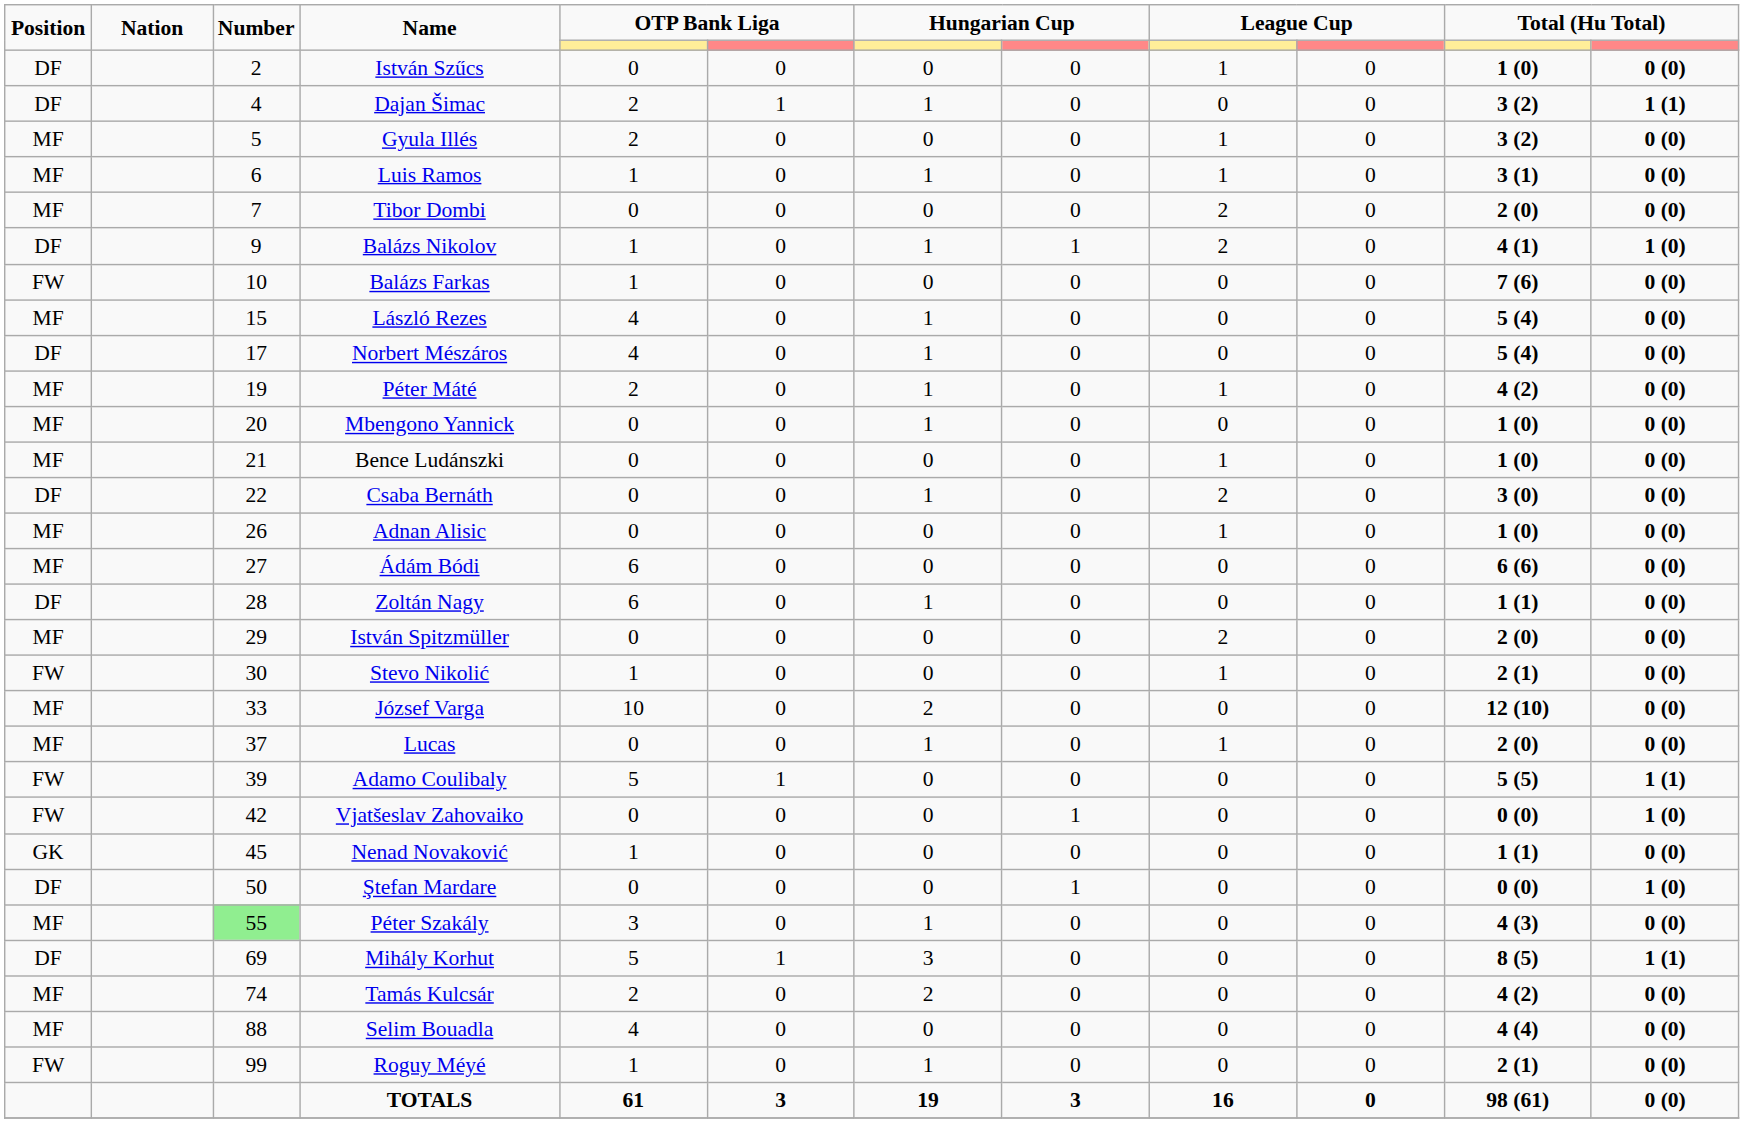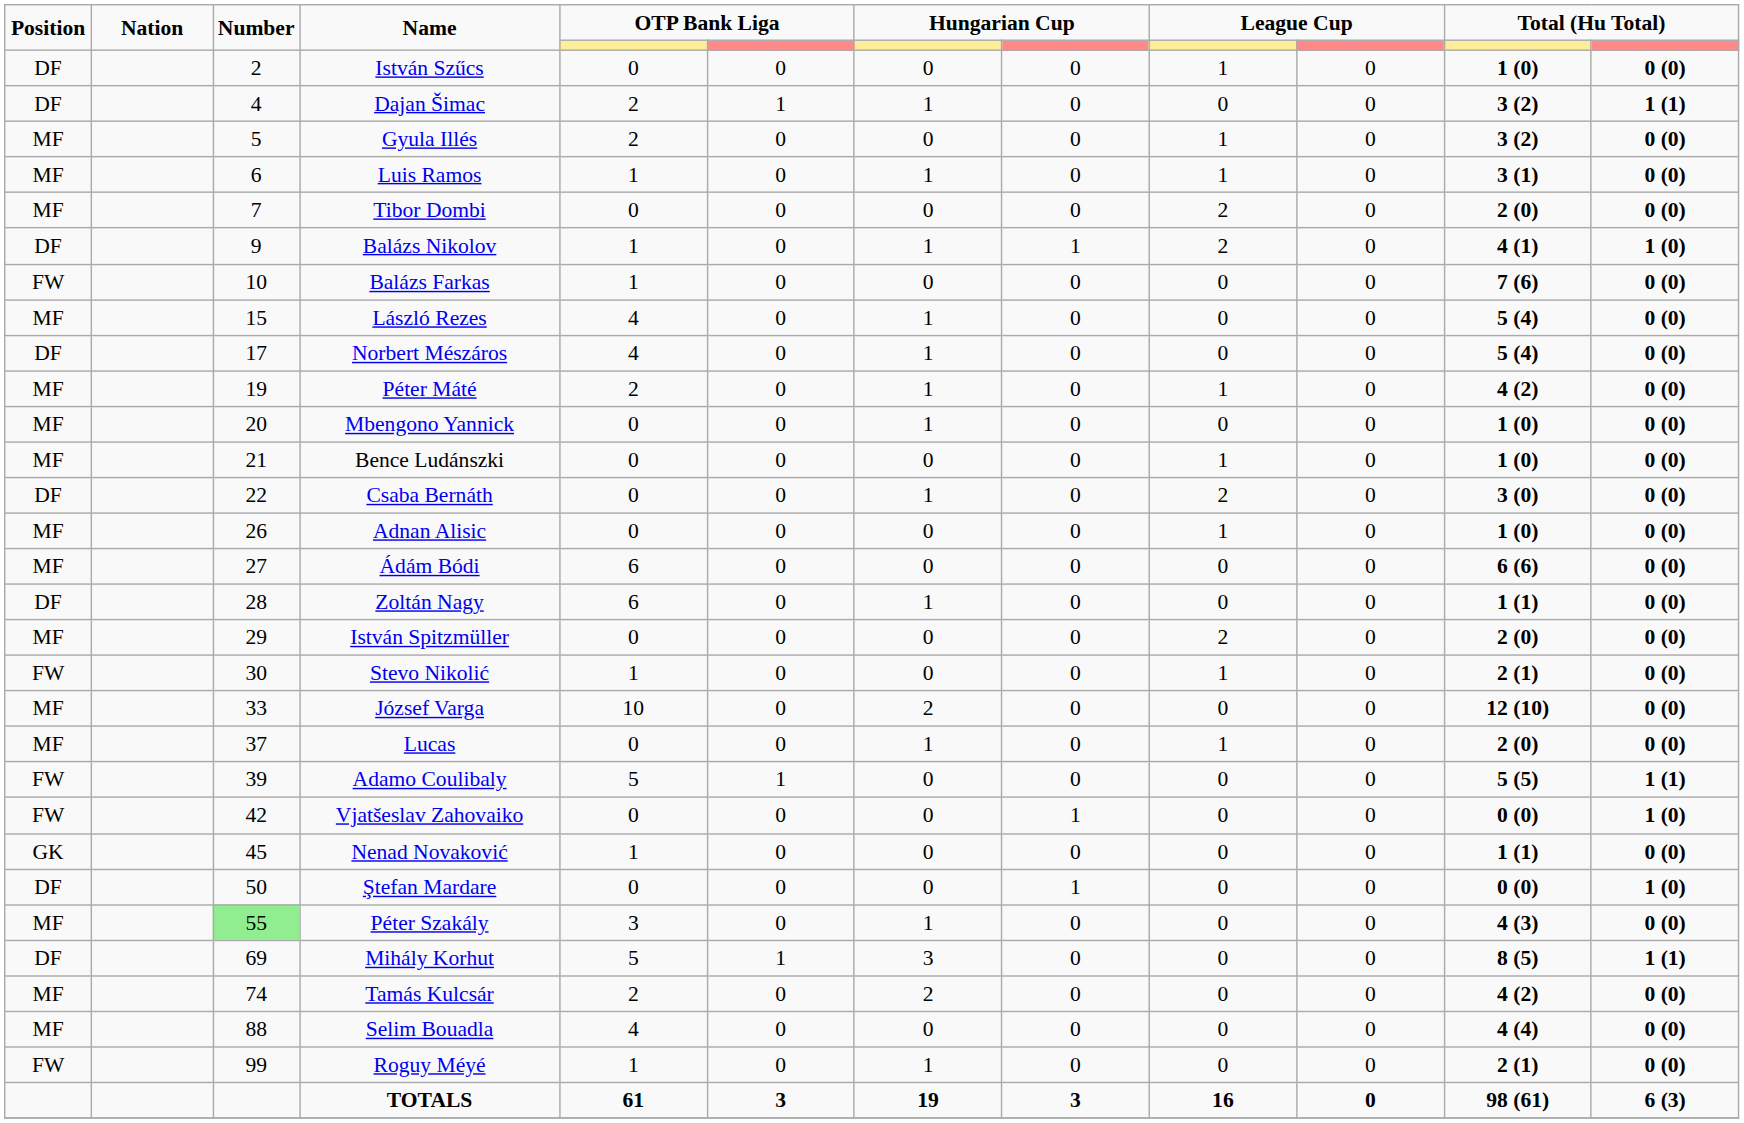(1665, 1100) 0 (0) -> (1665, 1100) 6 (3)
